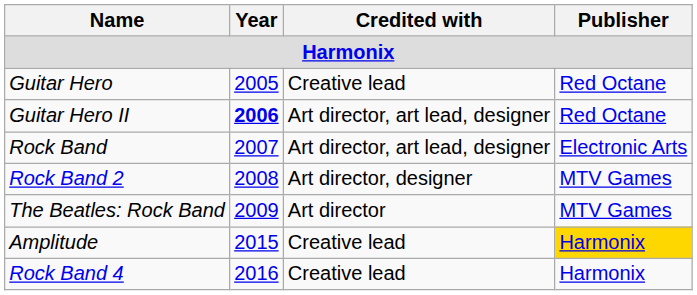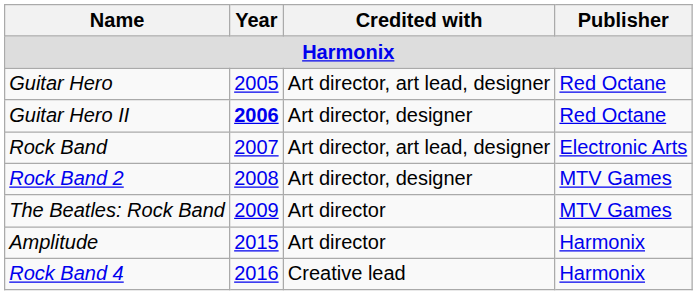(347, 83) Creative lead -> (419, 83) Art director, art lead, designer
(419, 115) Art director, art lead, designer -> (380, 115) Art director, designer
(347, 242) Creative lead -> (337, 242) Art director
(602, 242) gold background -> (602, 242) no background
